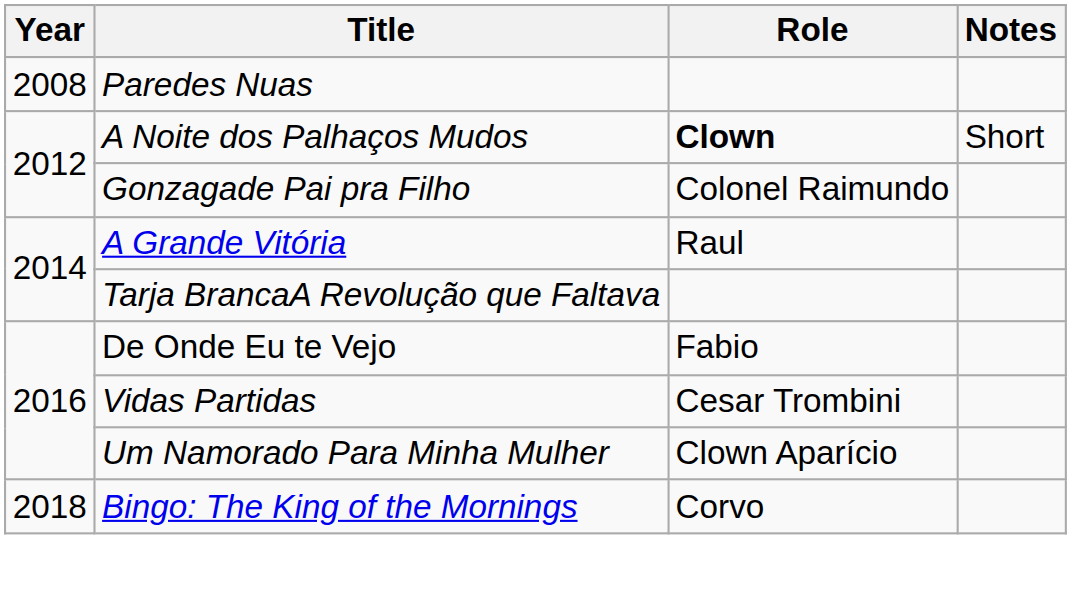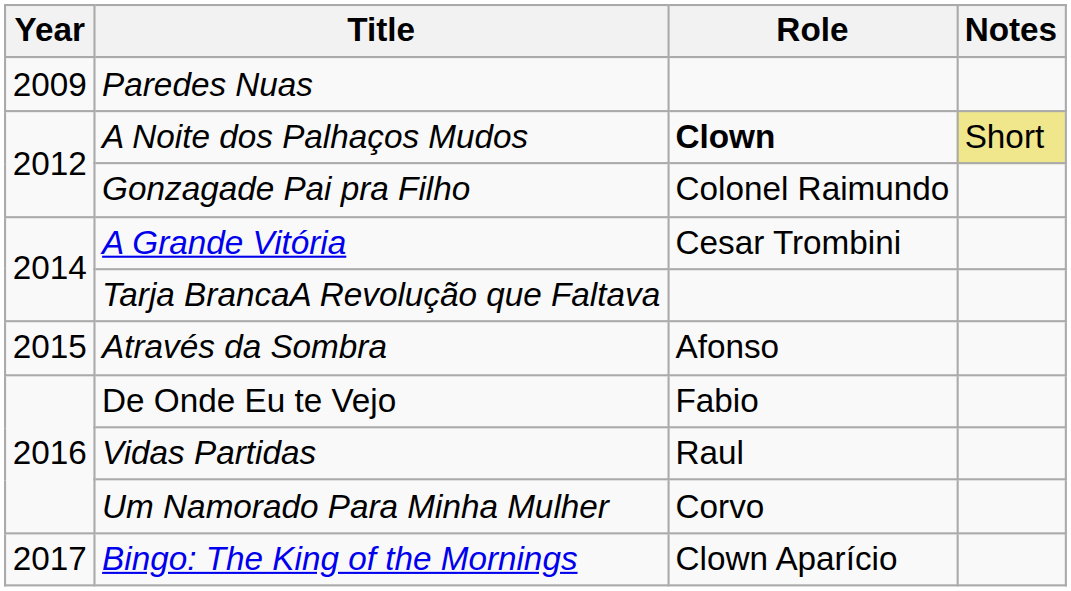(50, 83) 2008 -> (50, 83) 2009
(1004, 136) no background -> (1004, 136) khaki background
(710, 242) Raul -> (788, 242) Cesar Trombini
+ row: (245, 347)
(788, 400) Cesar Trombini -> (710, 453) Raul
(787, 453) Clown Aparício -> (720, 505) Corvo
(50, 505) 2018 -> (50, 558) 2017
(720, 505) Corvo -> (787, 558) Clown Aparício
